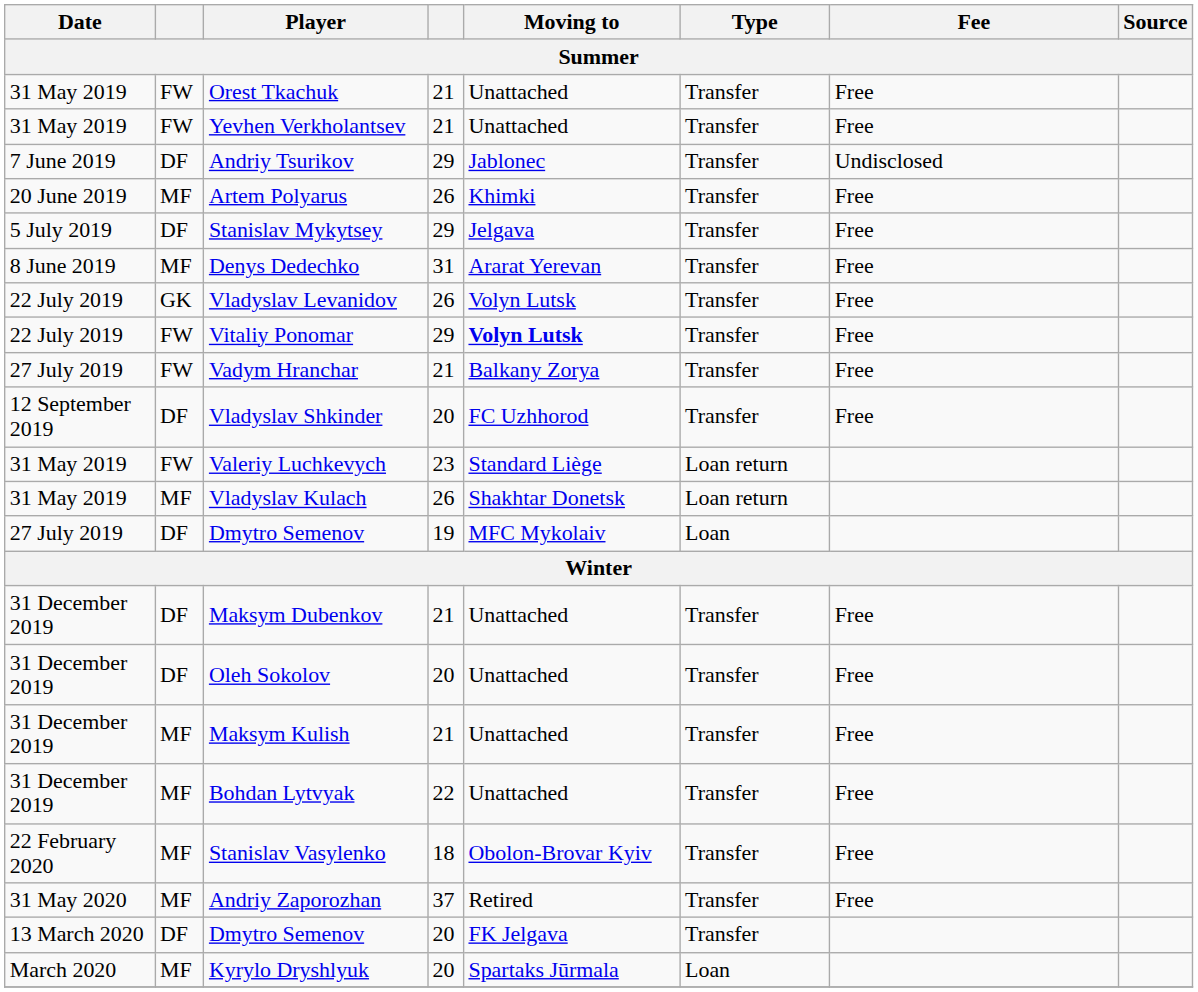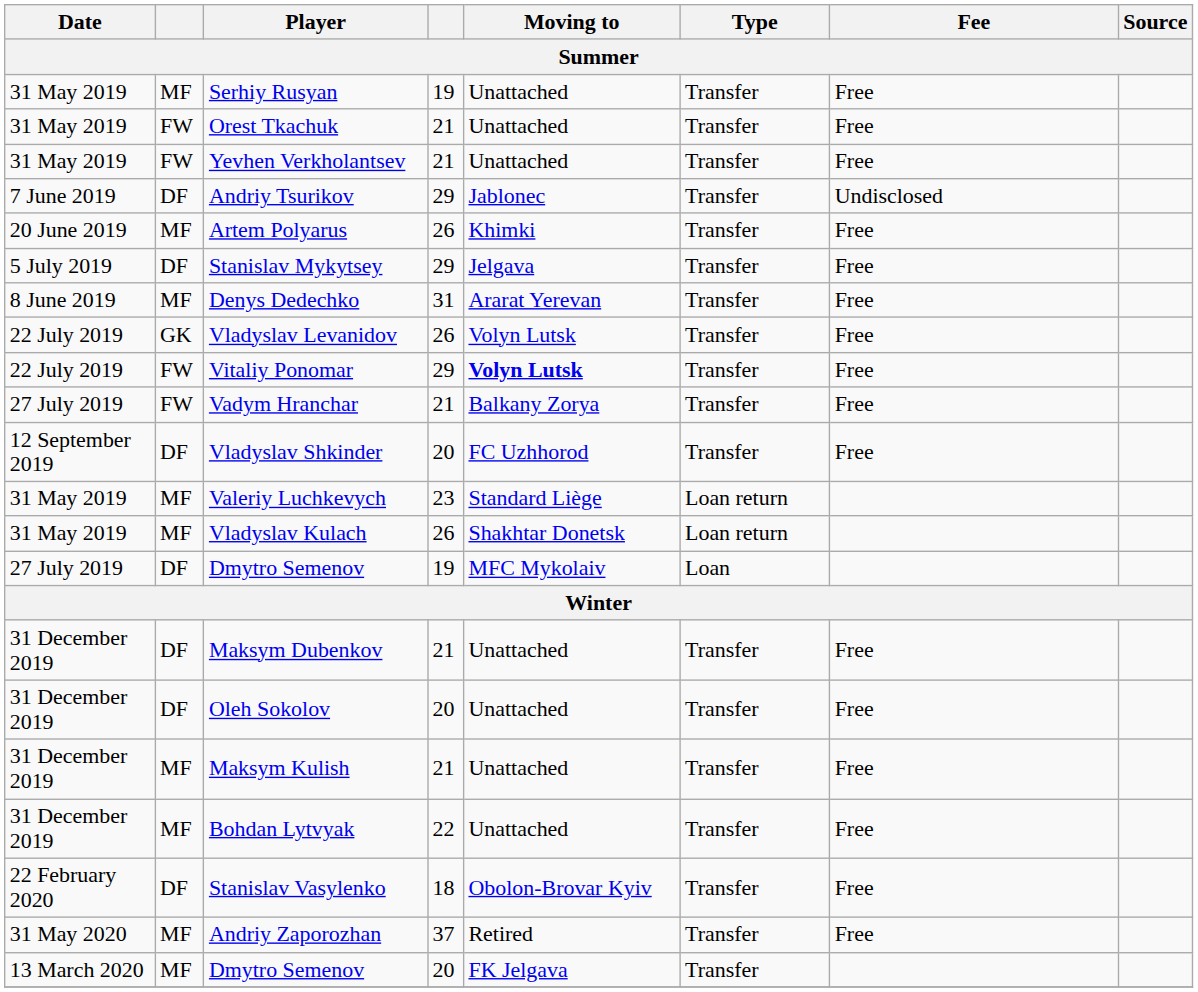+ row: (68, 91)
(176, 463) FW -> (176, 498) MF
(176, 852) MF -> (174, 887) DF
(174, 934) DF -> (176, 969) MF
- row: (63, 969)
